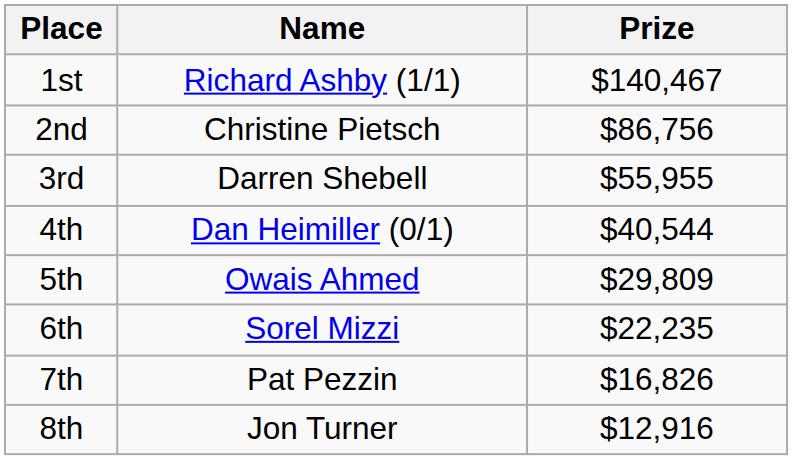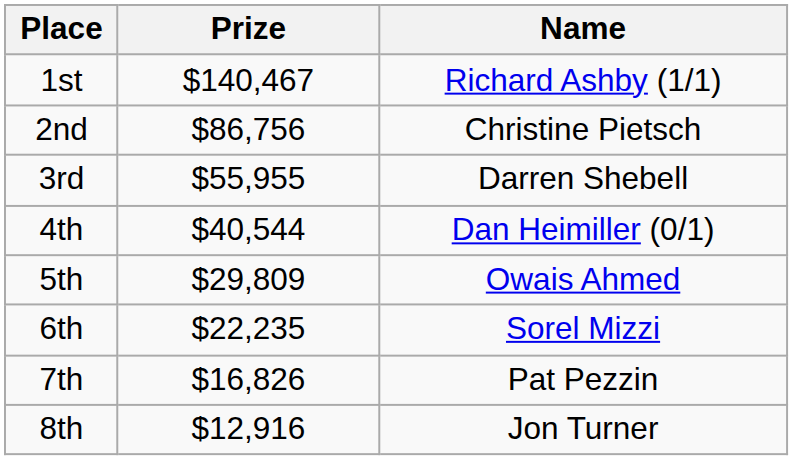columns swapped: (322, 29) <-> (657, 29)
